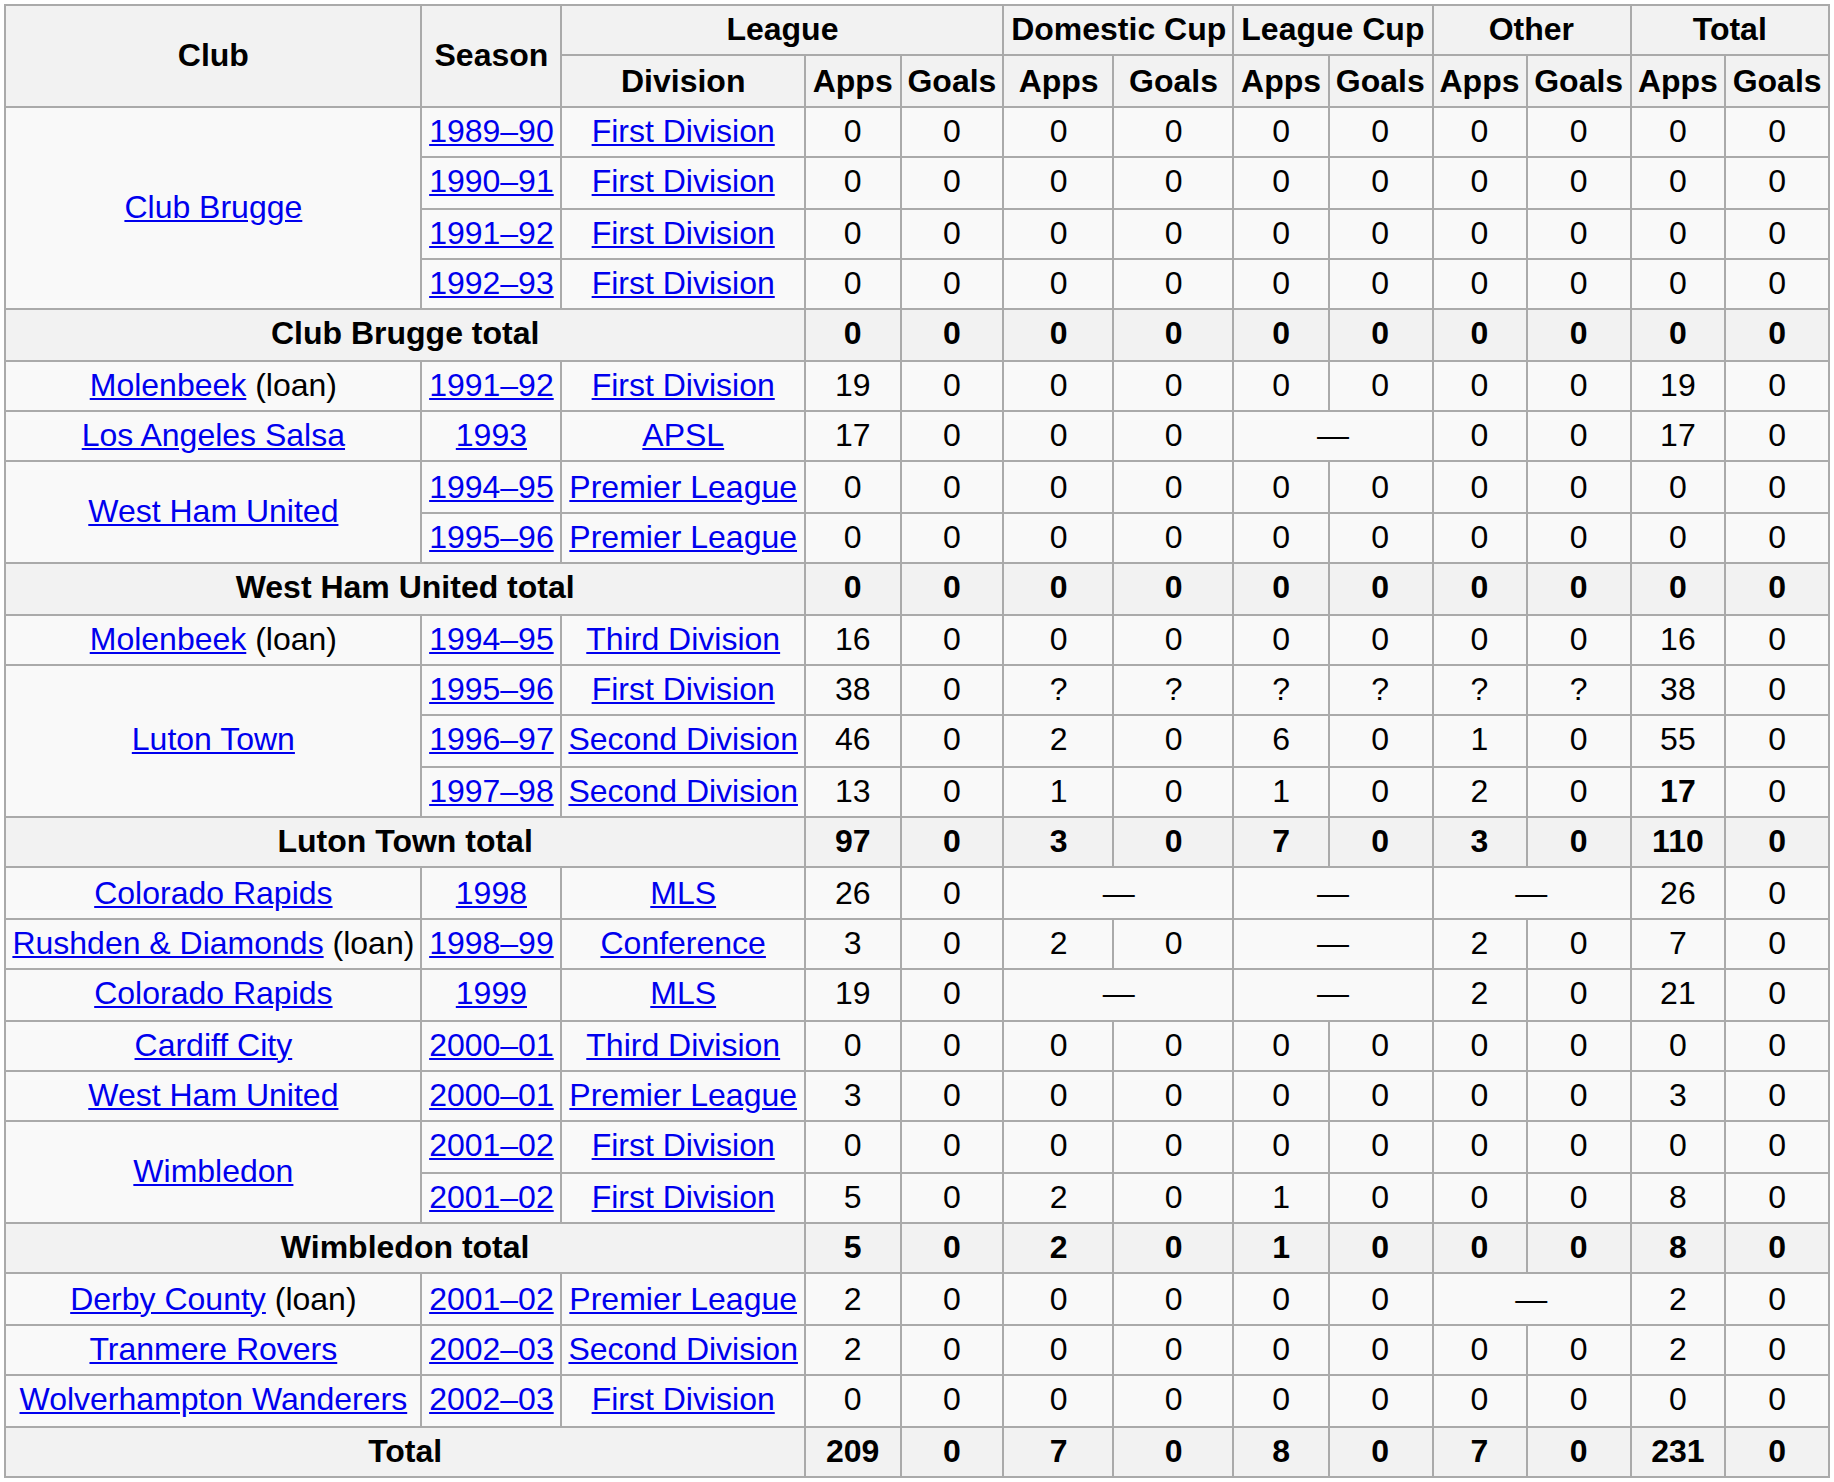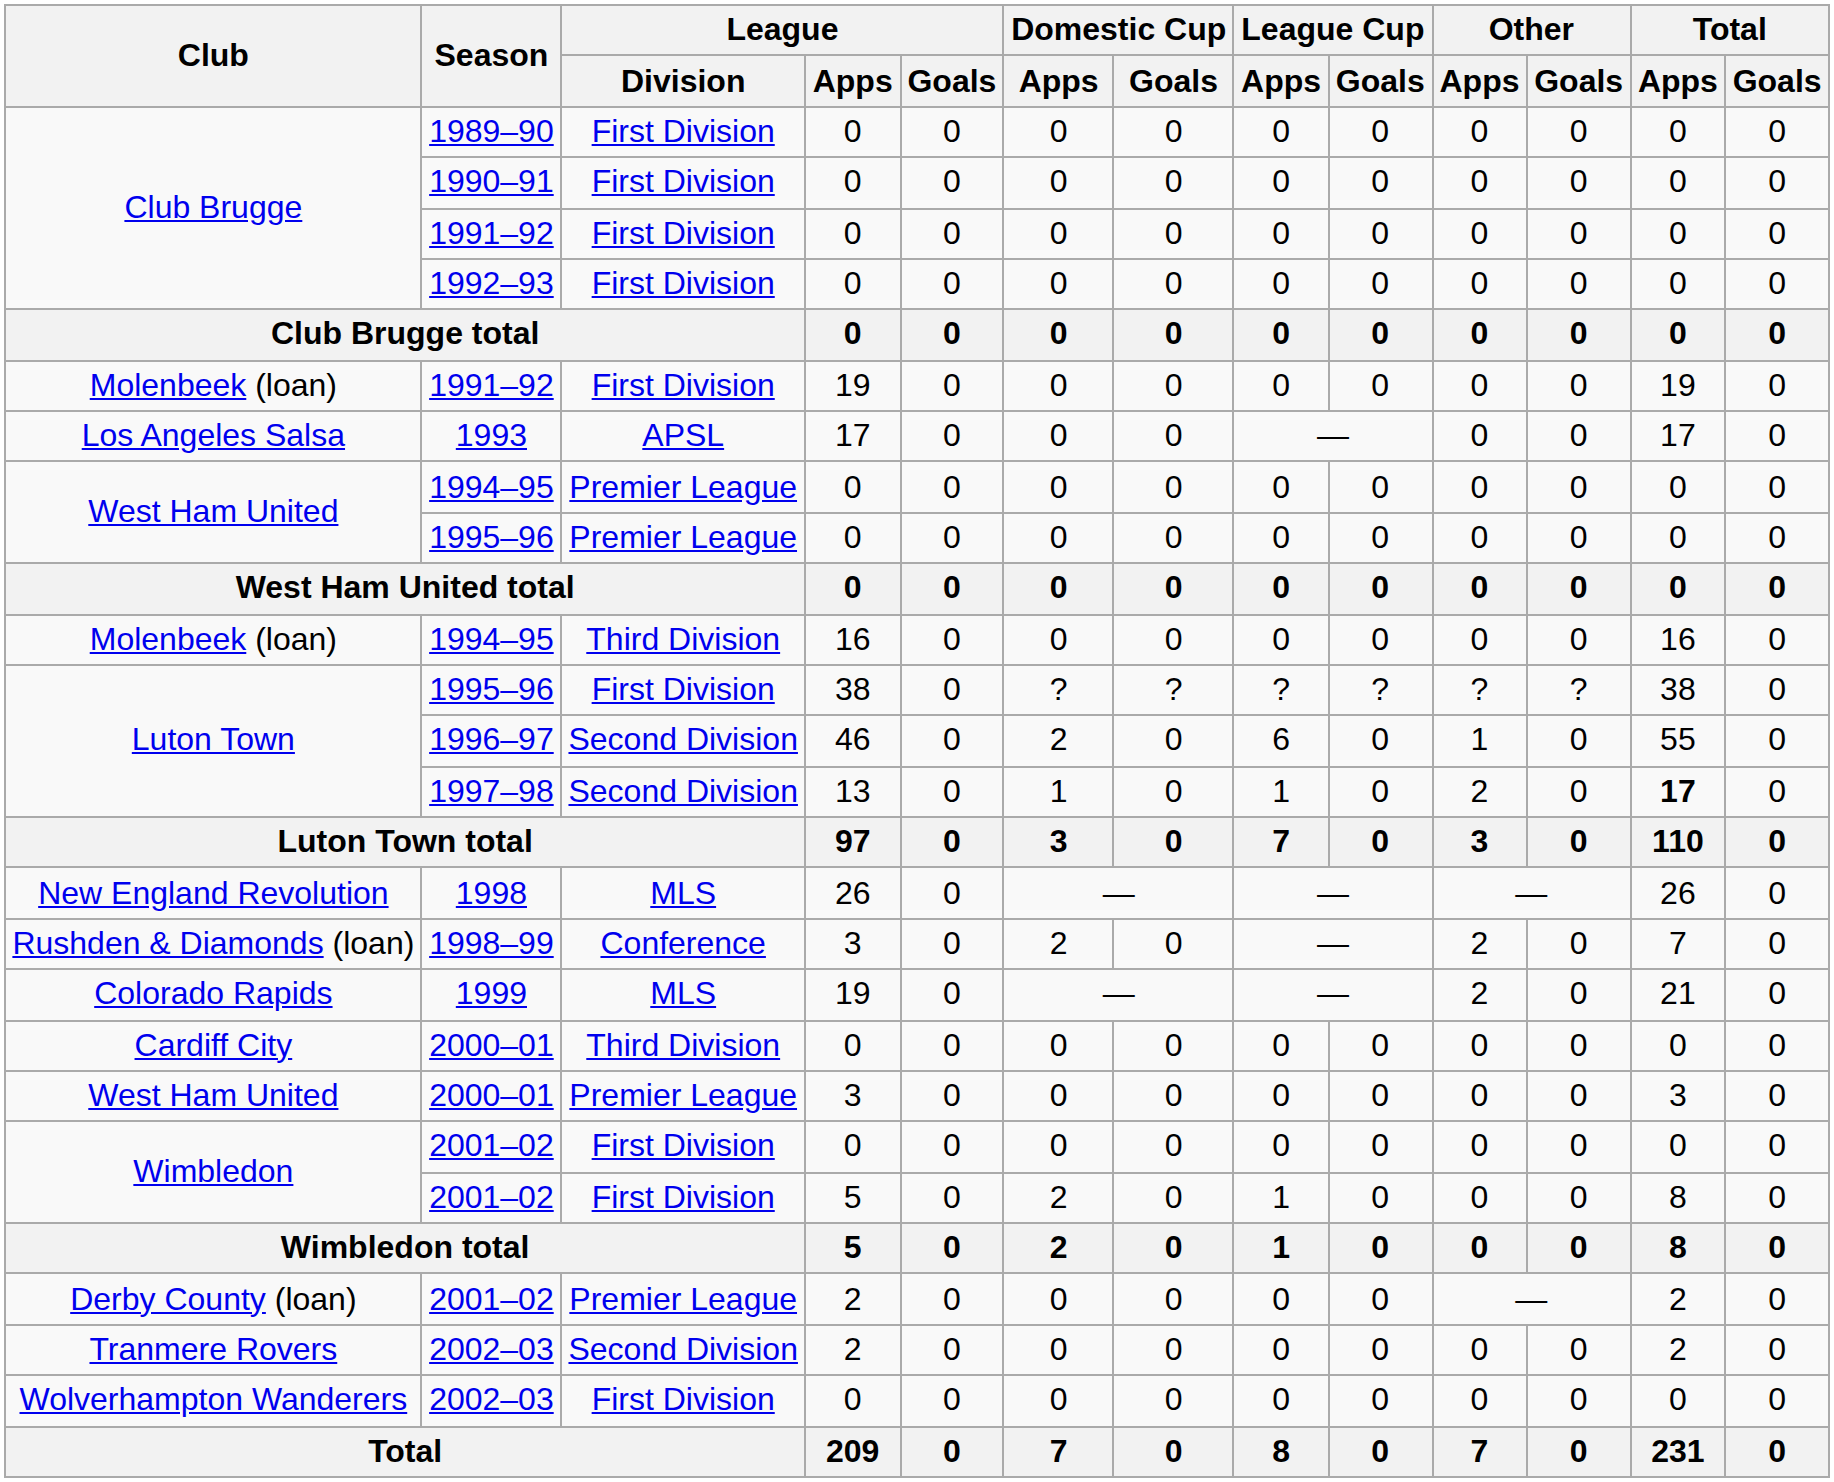(213, 892) Colorado Rapids -> (213, 892) New England Revolution
